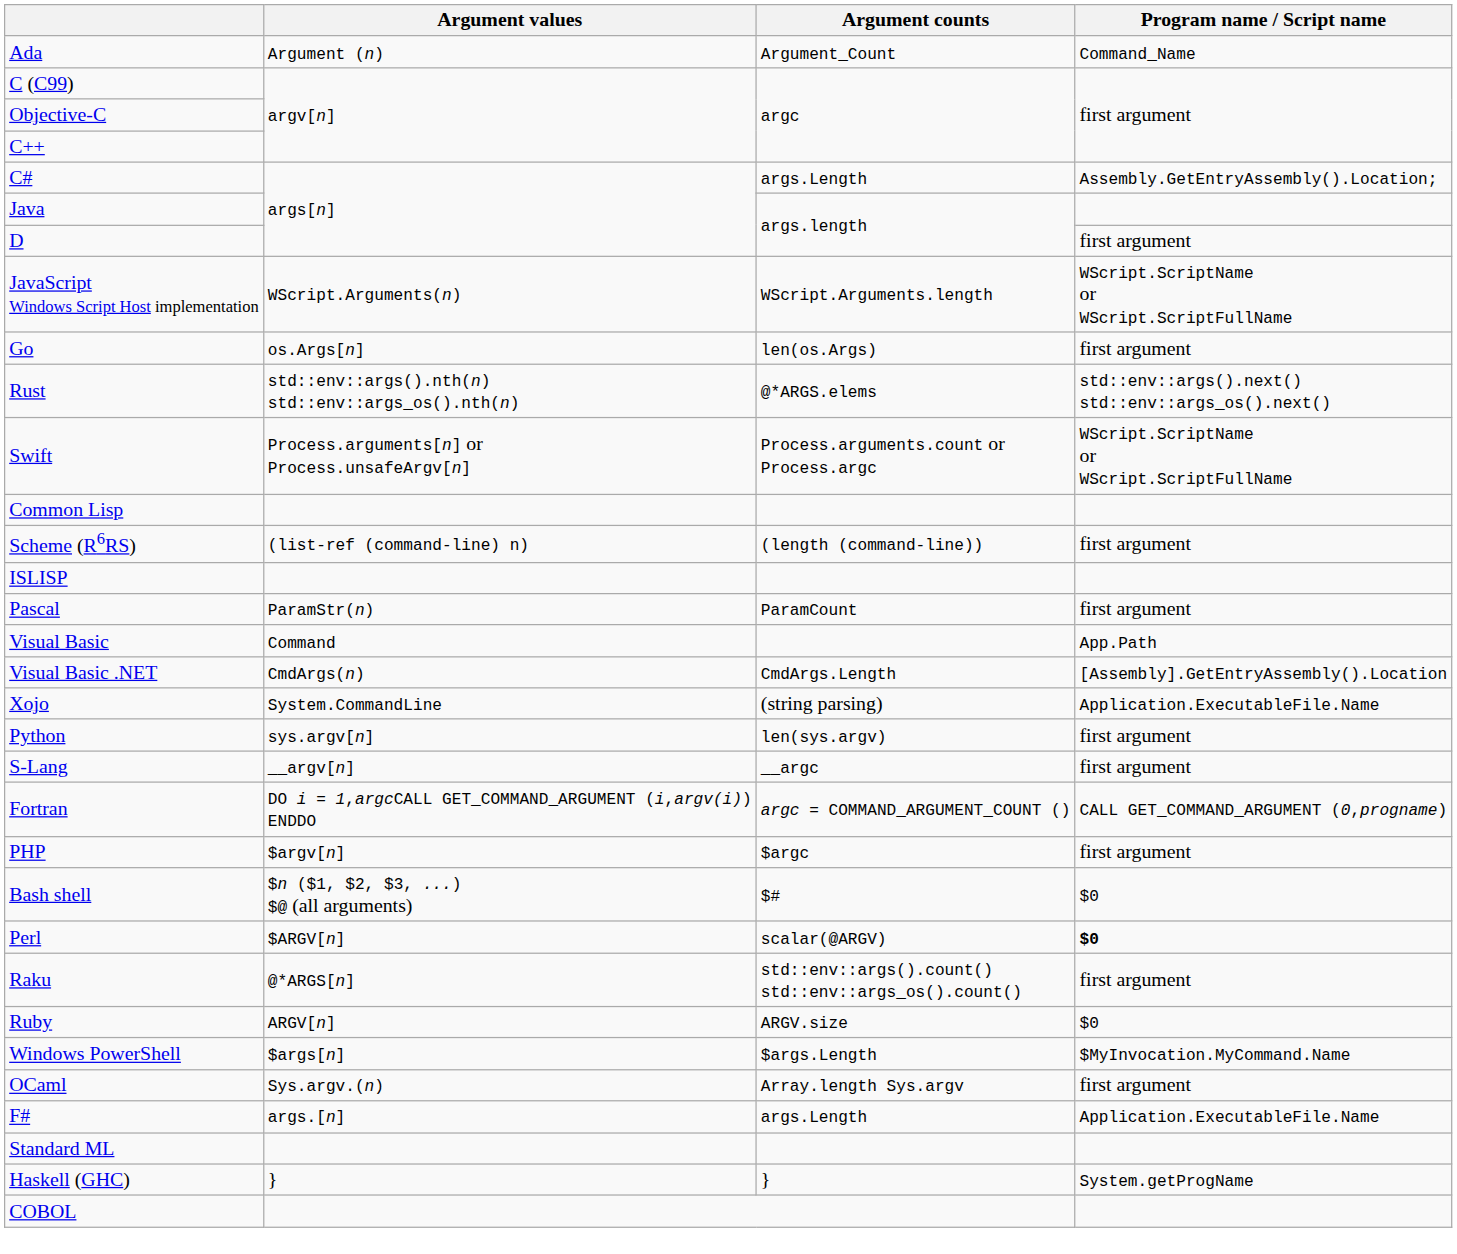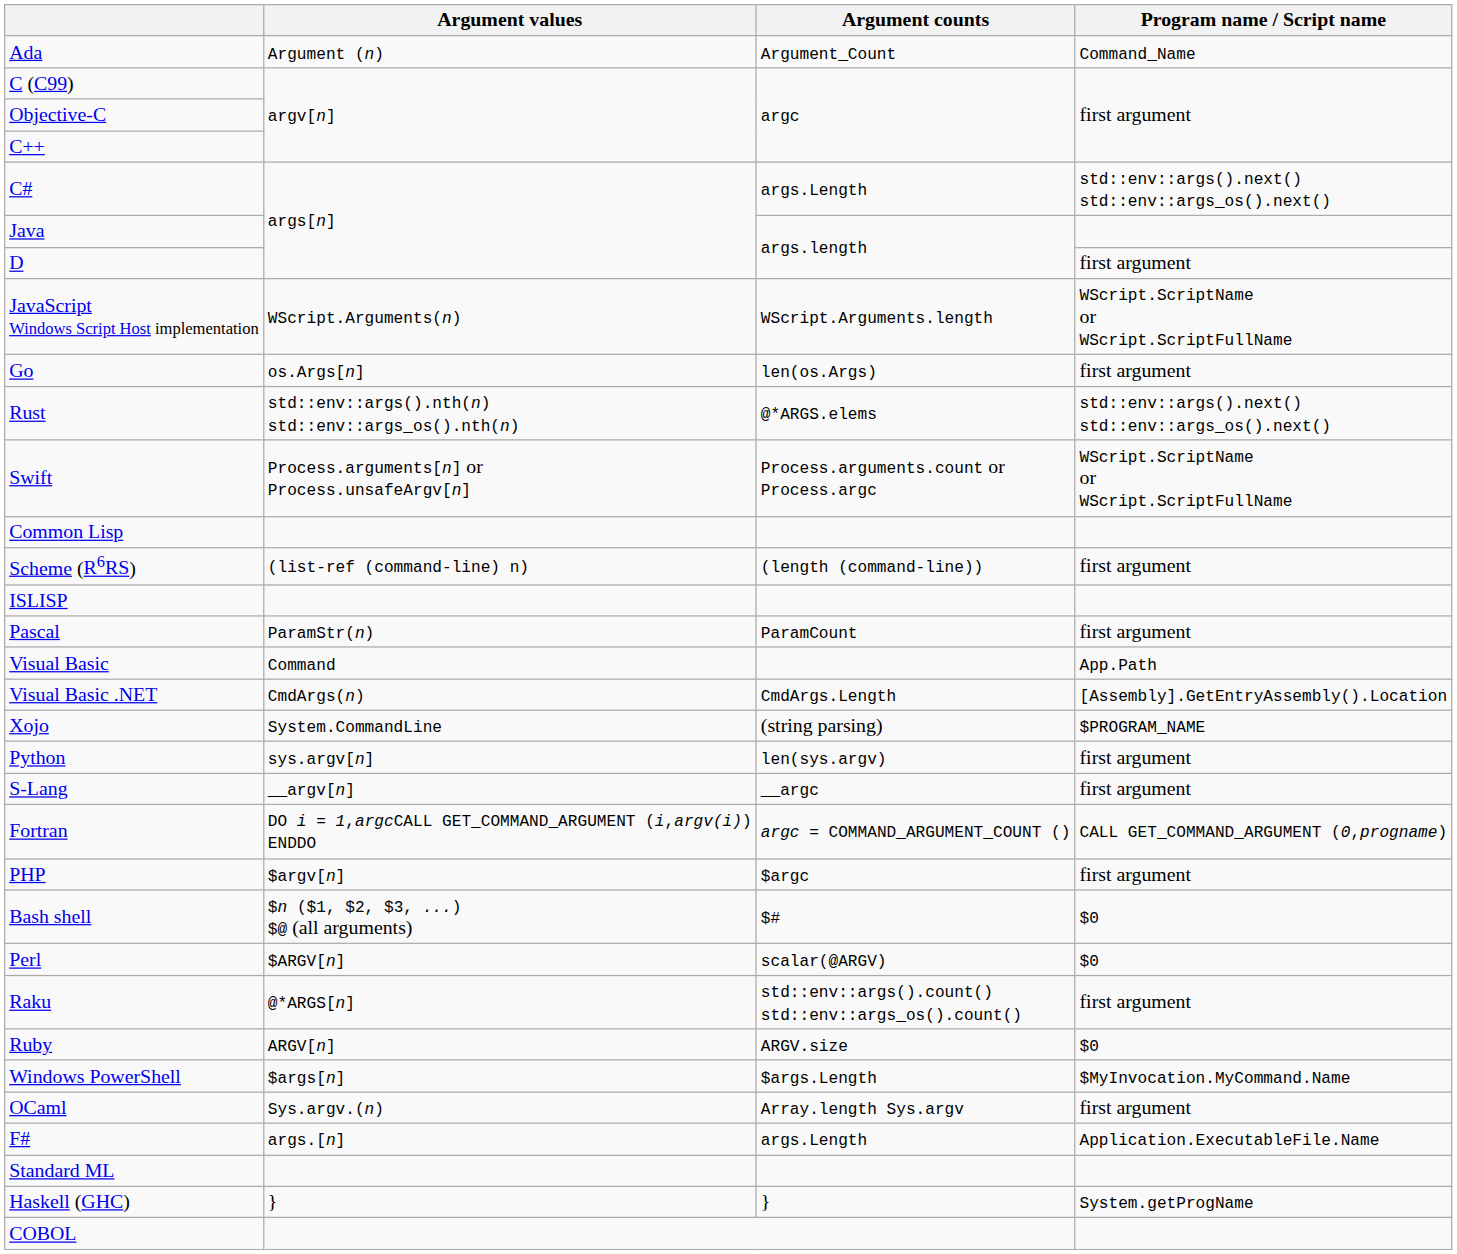(1258, 180) Assembly.GetEntryAssembly().Location; -> (1205, 191) std::env::args().next() std::env::args_os().next()
(1229, 706) Application.ExecutableFile.Name -> (1142, 728) $PROGRAM_NAME
(1089, 937) bold -> (1089, 961) normal
